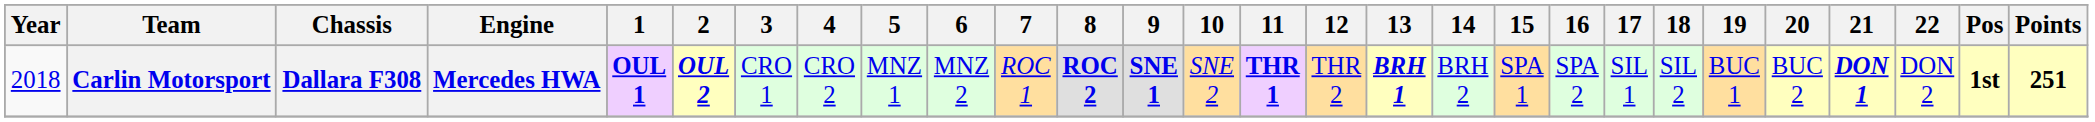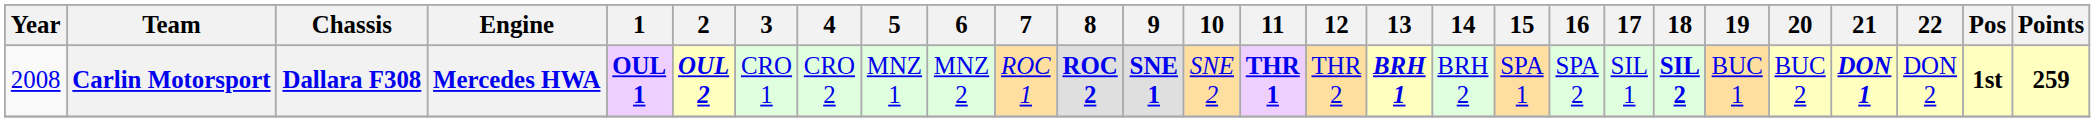(36, 80) 2018 -> (36, 80) 2008
(1678, 80) normal -> (1680, 80) bold
(2048, 80) 251 -> (2051, 80) 259
